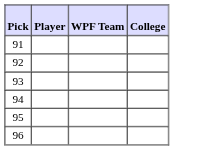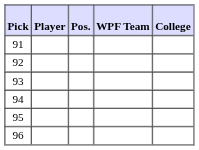+ column: (81, 26)
